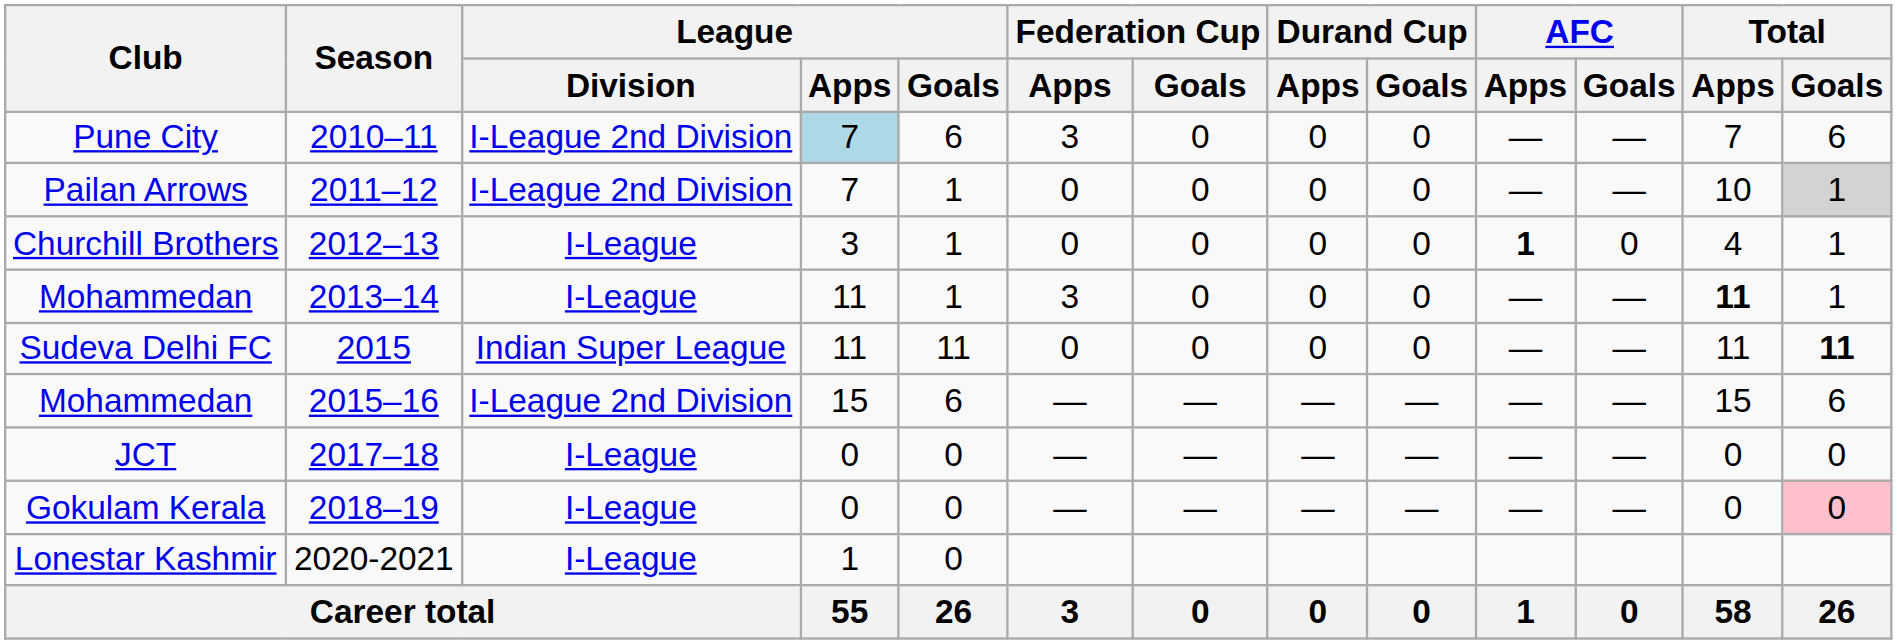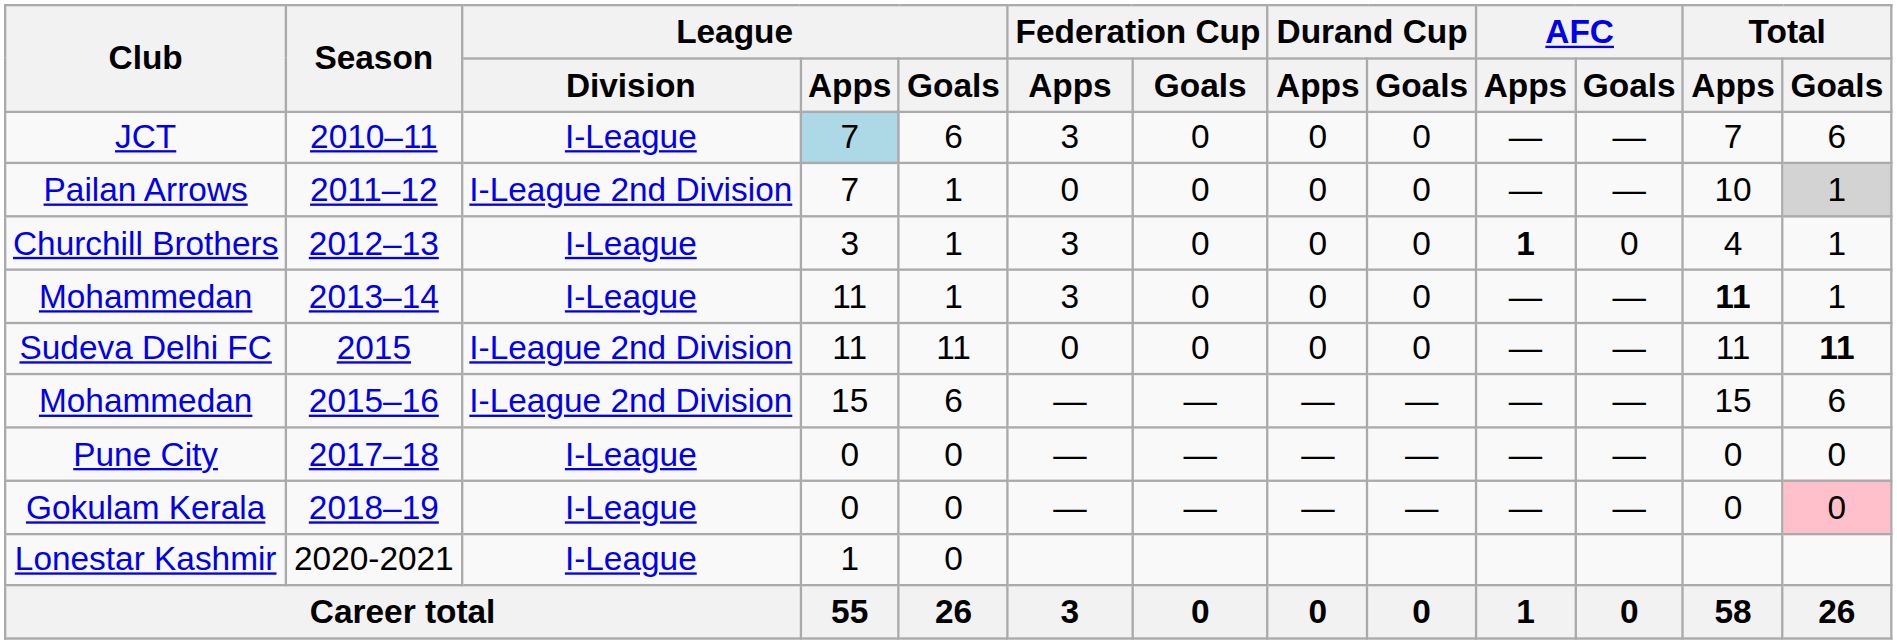(146, 138) Pune City -> (146, 138) JCT
(631, 138) I-League 2nd Division -> (631, 138) I-League
(1070, 243) 0 -> (1070, 243) 3
(631, 349) Indian Super League -> (631, 349) I-League 2nd Division
(146, 454) JCT -> (146, 454) Pune City
